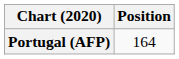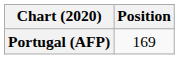(144, 41) 164 -> (144, 41) 169
